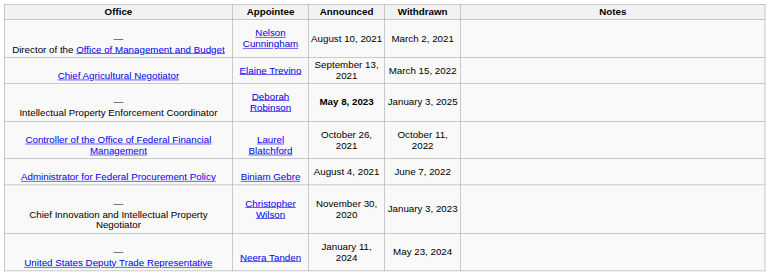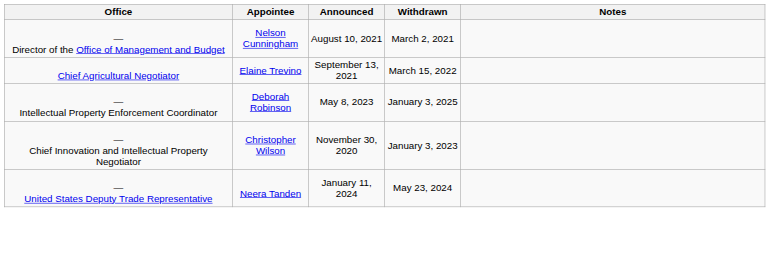(347, 102) bold -> (347, 102) normal
- row: (118, 145)
- row: (118, 177)
